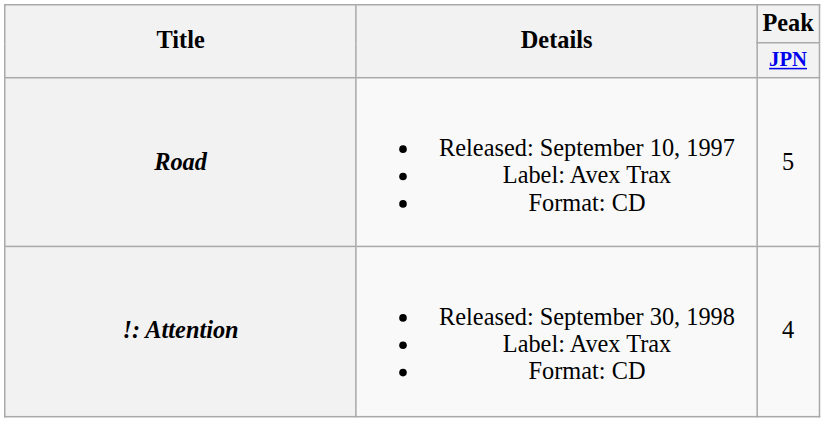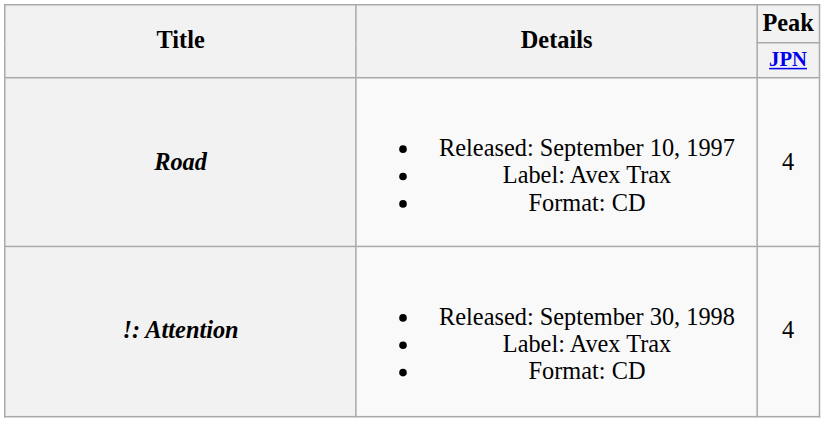(788, 161) 5 -> (788, 161) 4
